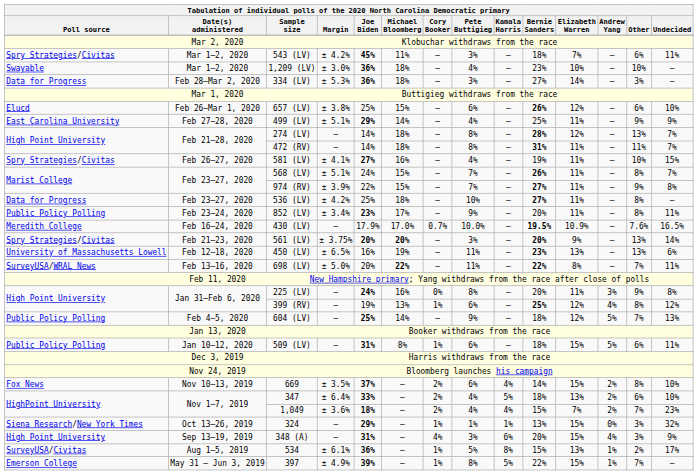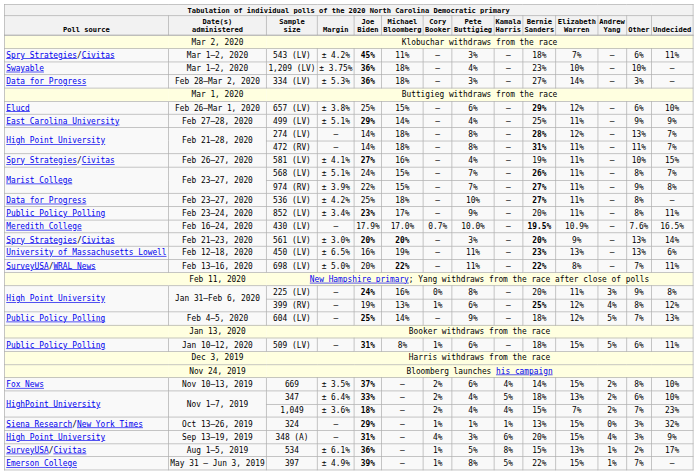(336, 68) ± 3.0% -> (336, 68) ± 3.75%
(539, 108) 26% -> (539, 108) 29%
(336, 239) ± 3.75% -> (336, 239) ± 3.0%
